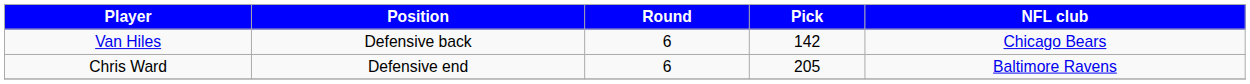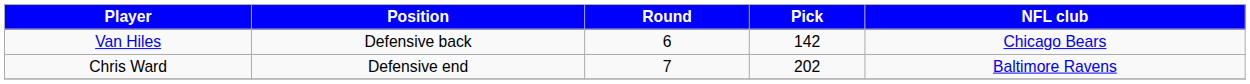(667, 66) 6 -> (667, 66) 7
(807, 66) 205 -> (807, 66) 202
